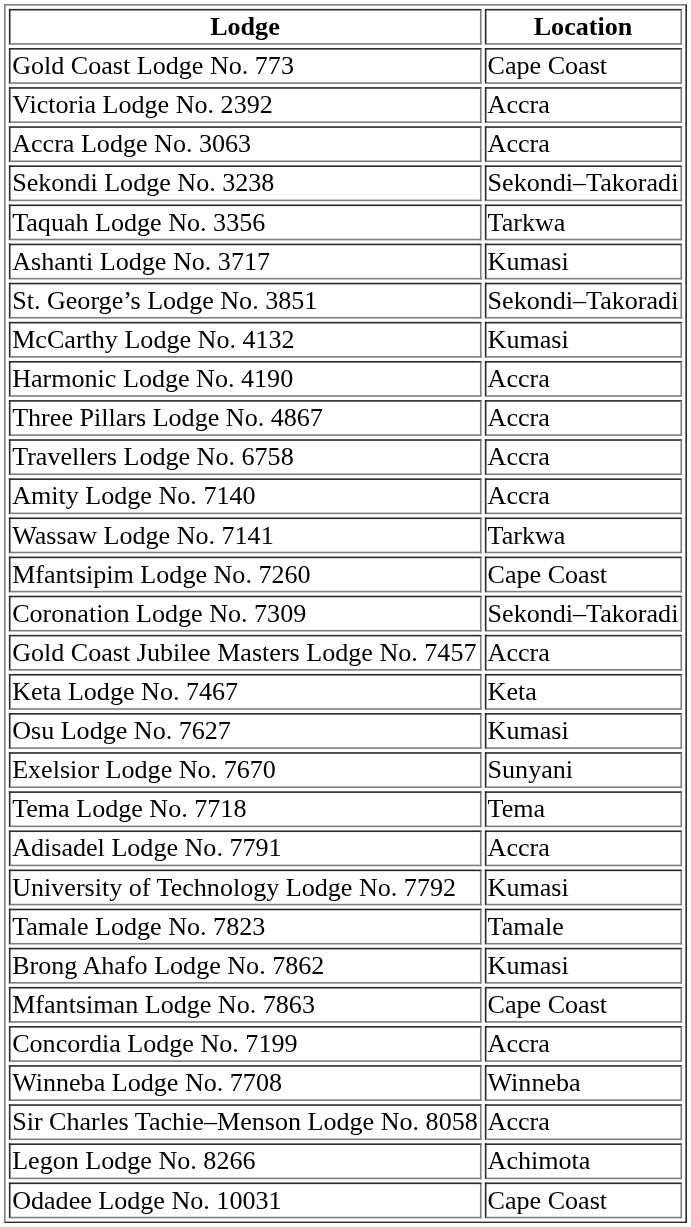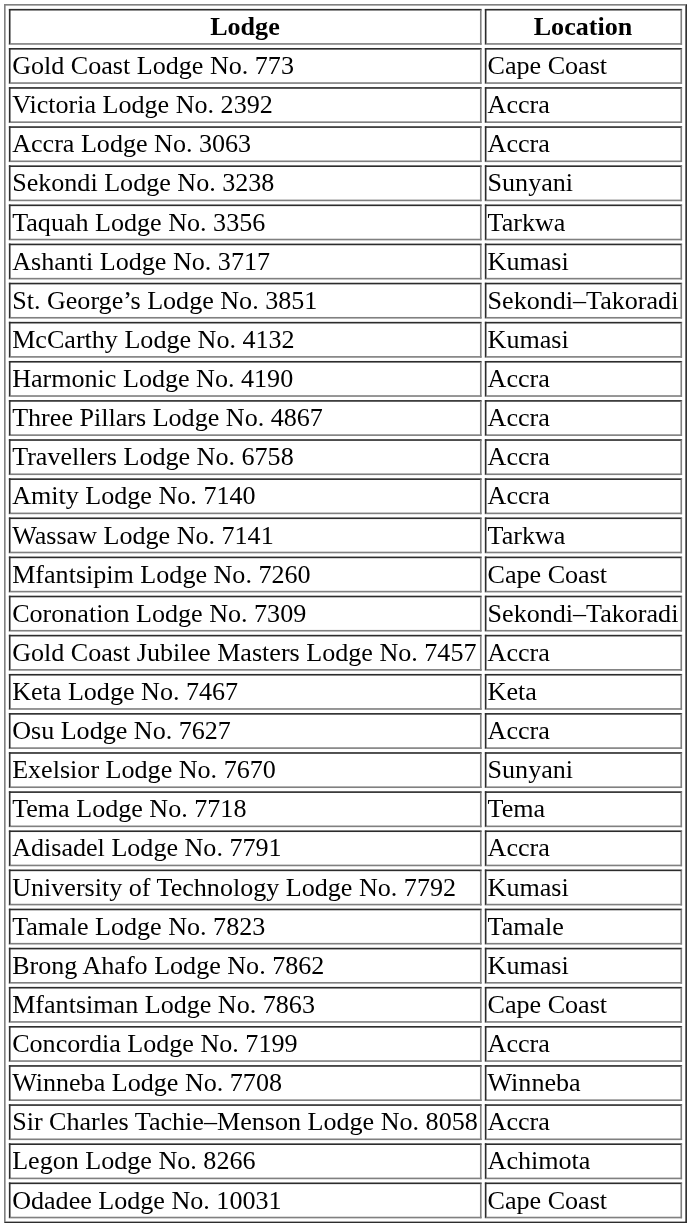(583, 182) Sekondi–Takoradi -> (530, 182) Sunyani
(528, 730) Kumasi -> (519, 730) Accra
